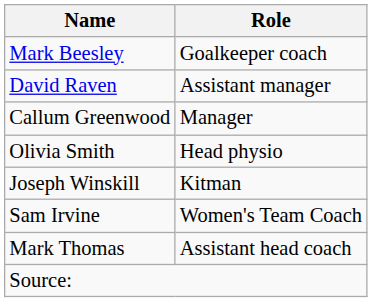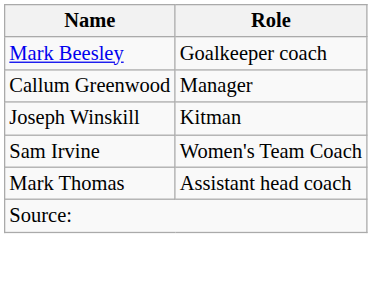- row: (63, 85)
- row: (62, 150)
